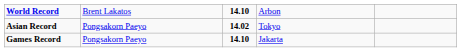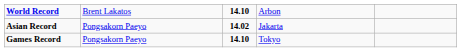(269, 26) Tokyo -> (271, 26) Jakarta
(271, 40) Jakarta -> (269, 40) Tokyo
